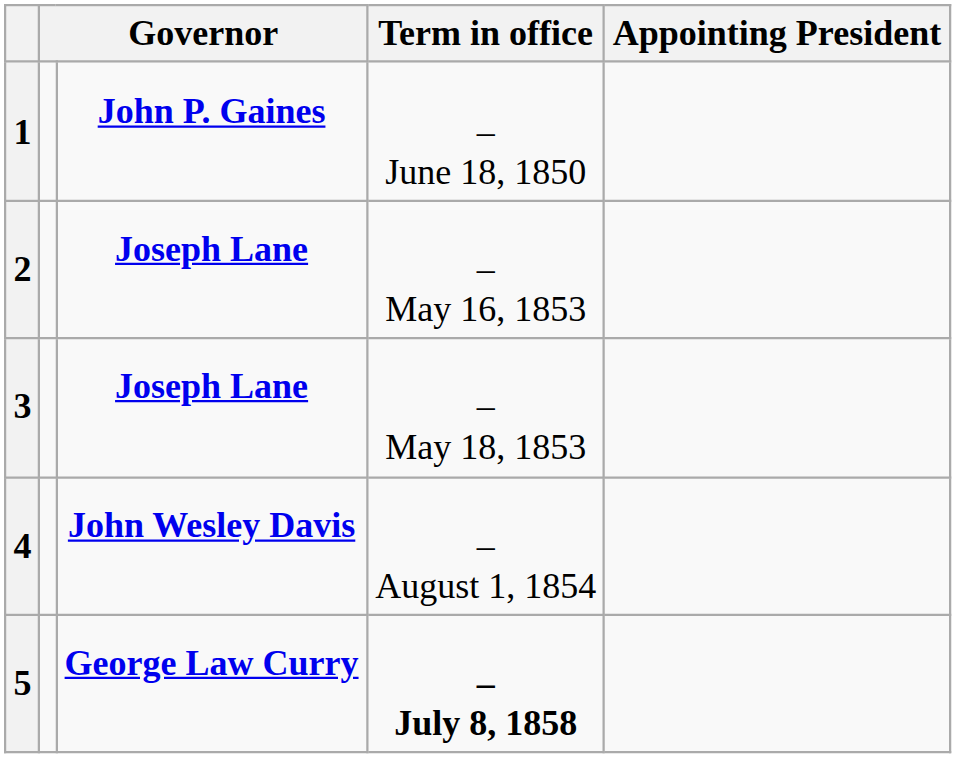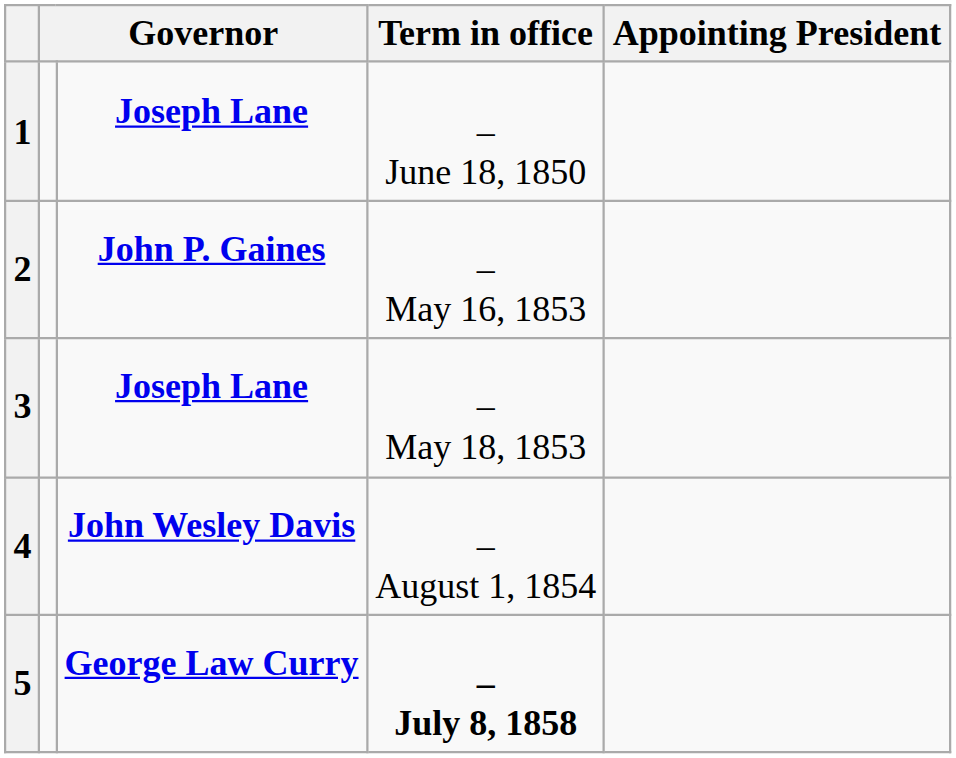(212, 110) John P. Gaines -> (212, 110) Joseph Lane
(212, 248) Joseph Lane -> (212, 248) John P. Gaines
